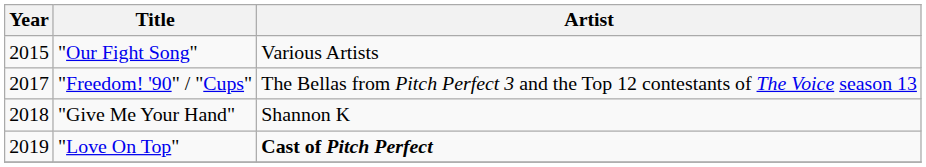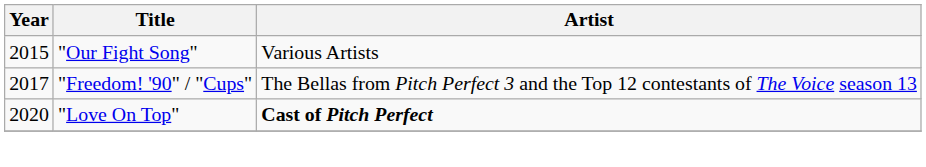- row: (147, 114)
(29, 146) 2019 -> (29, 114) 2020
